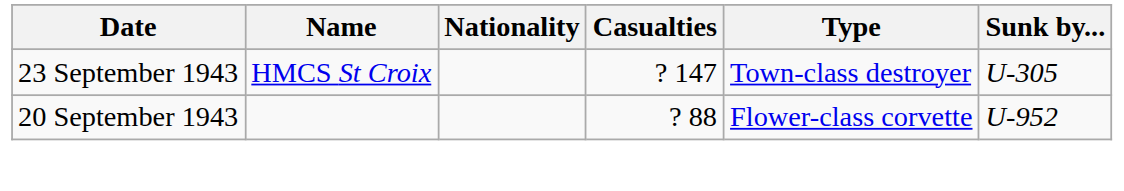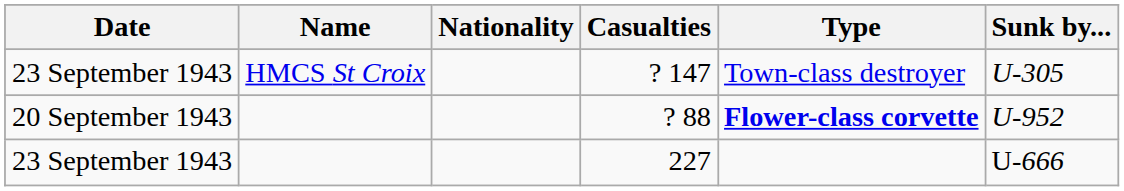(851, 116) normal -> (851, 116) bold
+ row: (690, 161)
